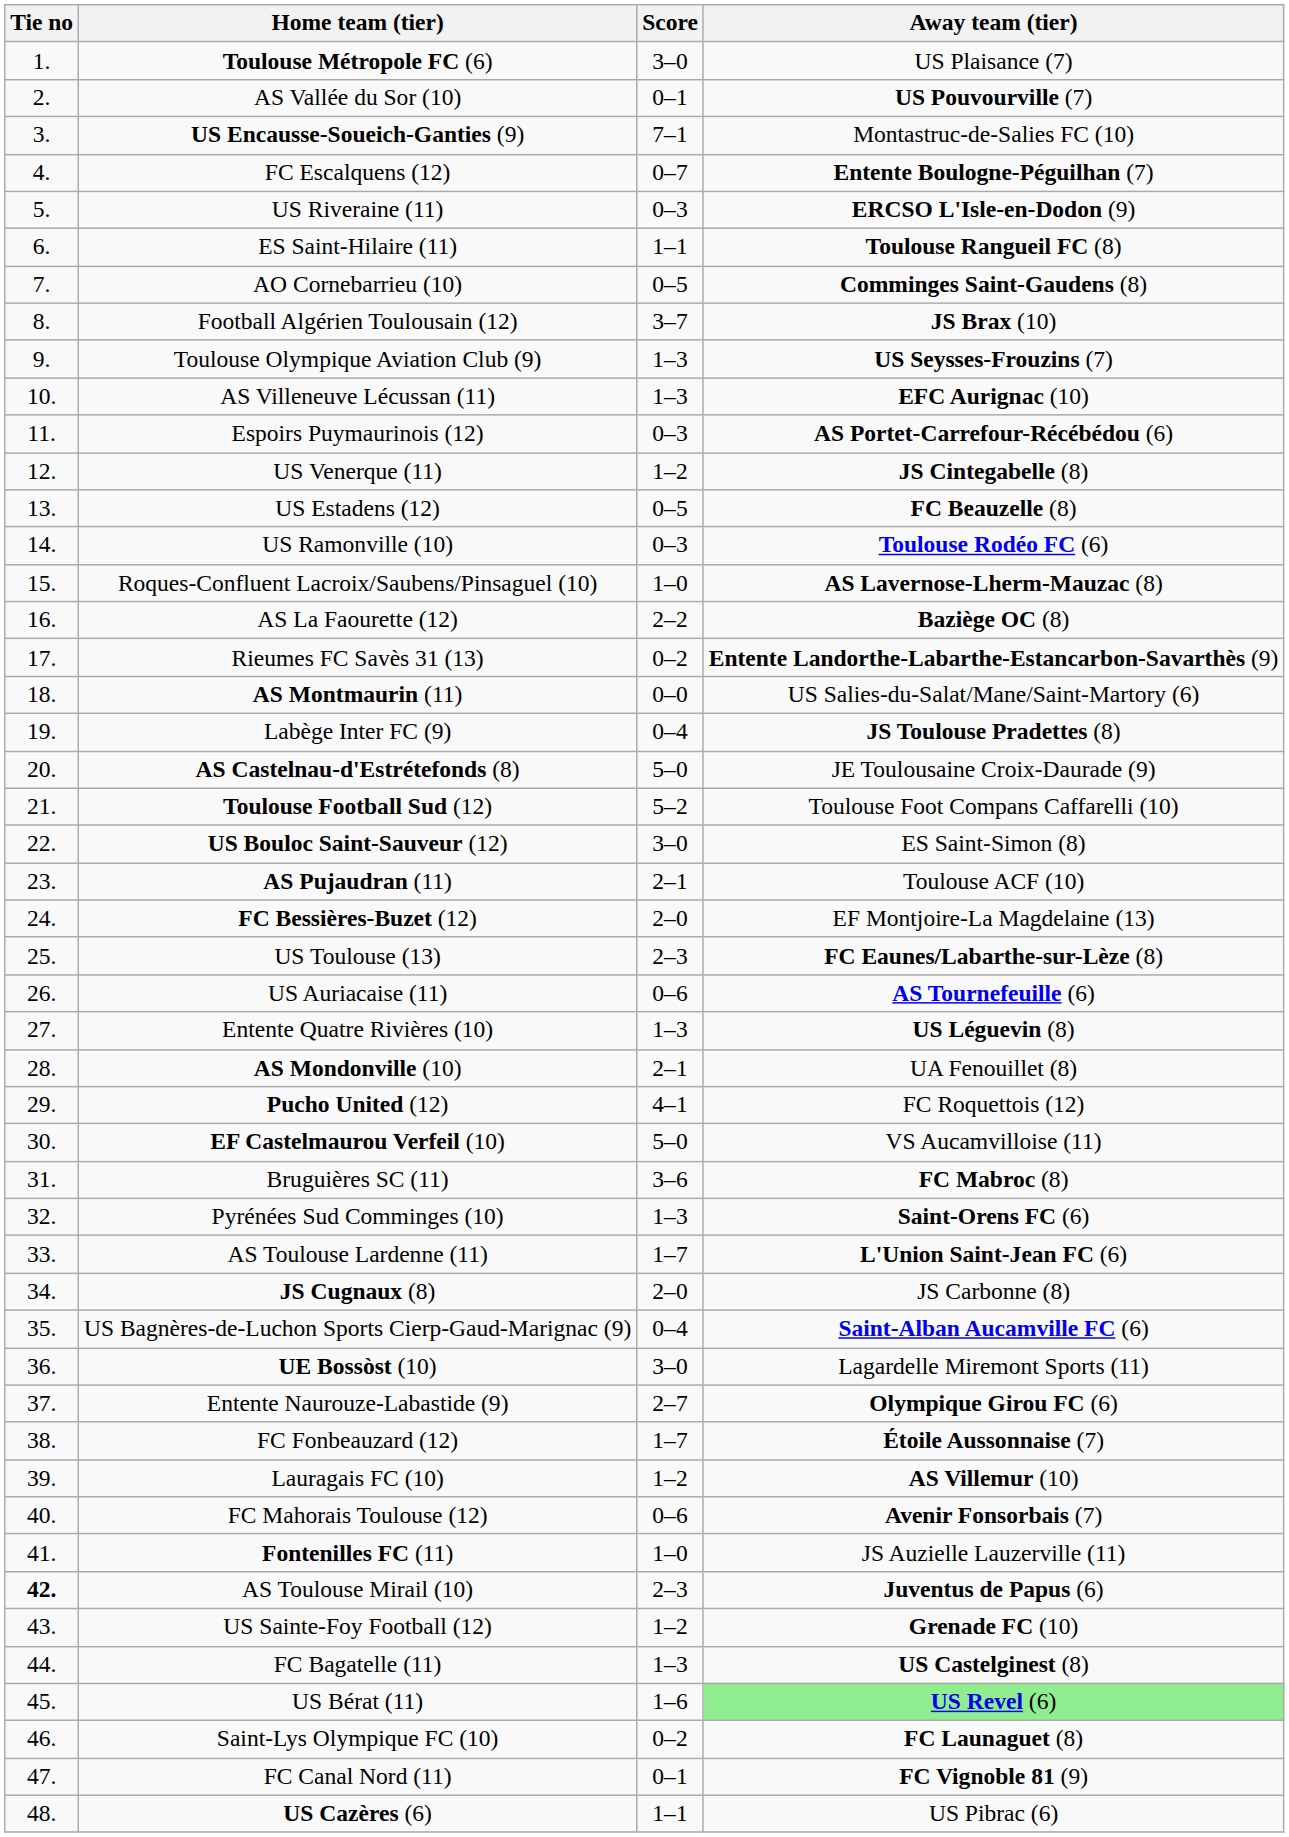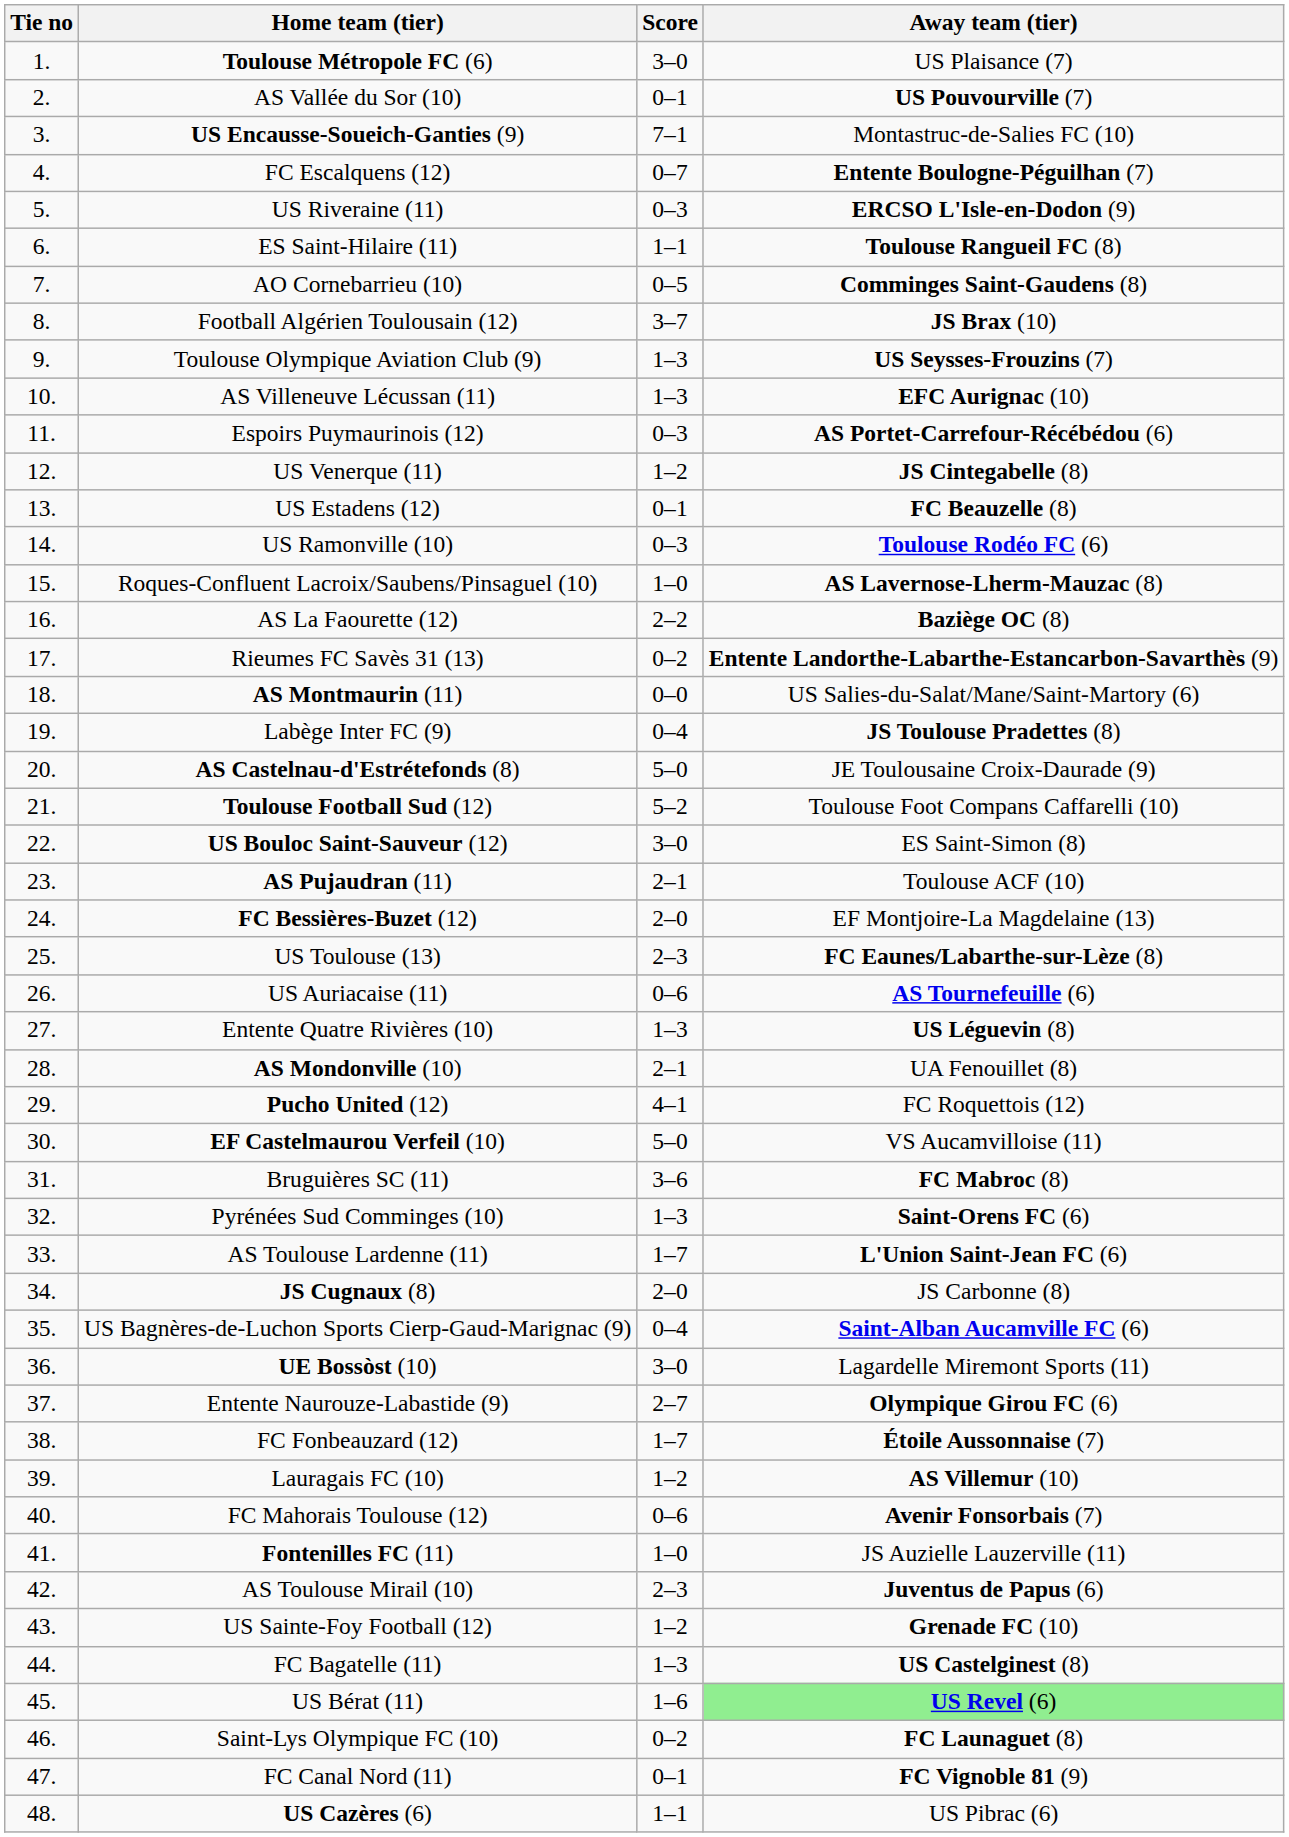(670, 508) 0–5 -> (670, 508) 0–1
(42, 1589) bold -> (42, 1589) normal
